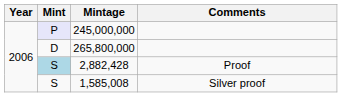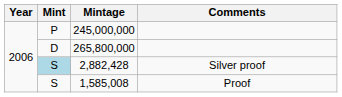(54, 30) lavender background -> (54, 30) no background
(237, 65) Proof -> (237, 65) Silver proof
(237, 83) Silver proof -> (237, 83) Proof
